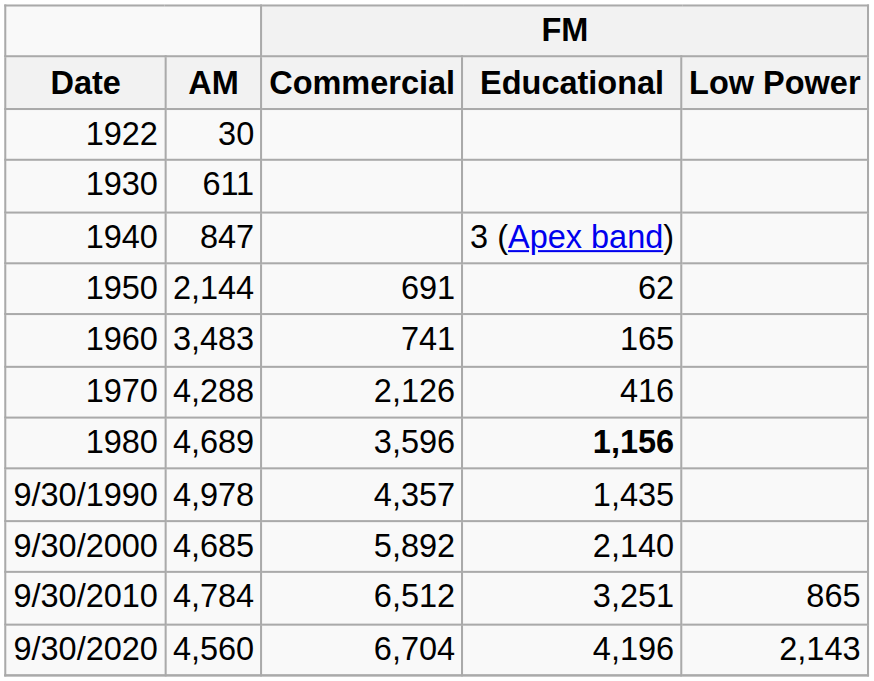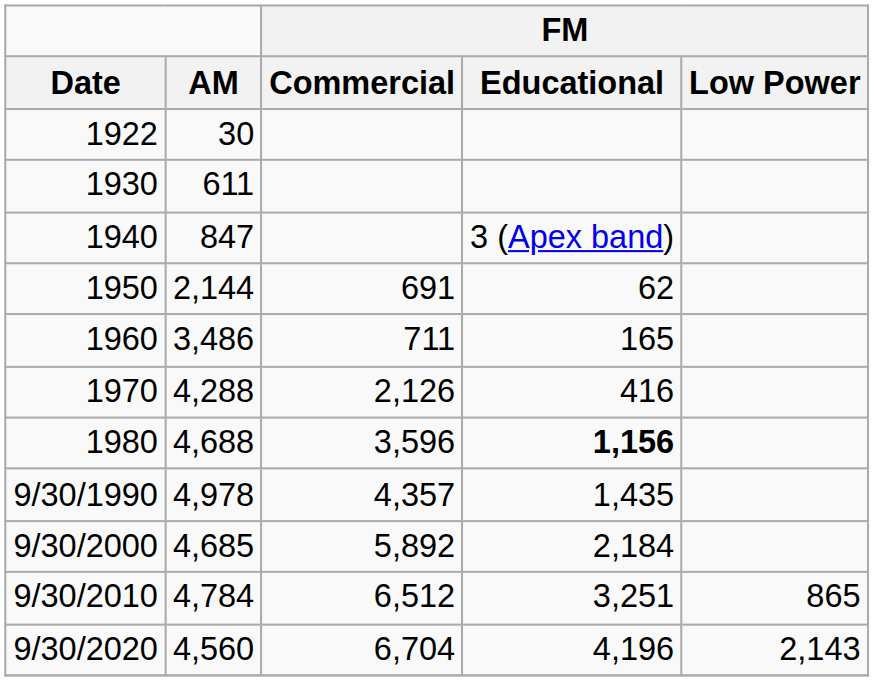(214, 339) 3,483 -> (214, 339) 3,486
(428, 339) 741 -> (429, 339) 711
(214, 442) 4,689 -> (214, 442) 4,688
(633, 545) 2,140 -> (633, 545) 2,184
